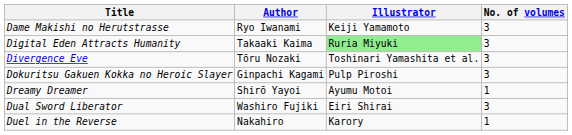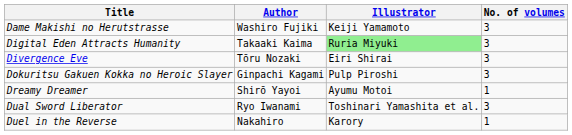(269, 28) Ryo Iwanami -> (278, 28) Washiro Fujiki
(404, 59) Toshinari Yamashita et al. -> (360, 59) Eiri Shirai
(278, 106) Washiro Fujiki -> (269, 106) Ryo Iwanami
(360, 106) Eiri Shirai -> (404, 106) Toshinari Yamashita et al.
